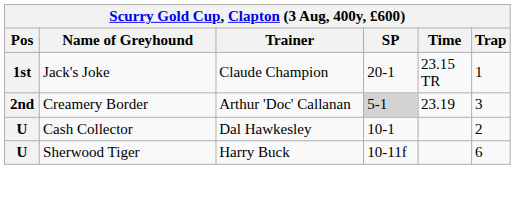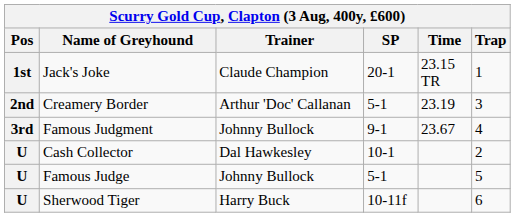(377, 104) lightgrey background -> (377, 104) no background
+ row: (98, 128)
+ row: (86, 176)
